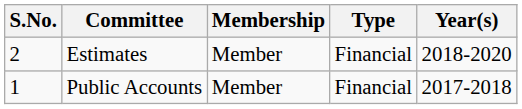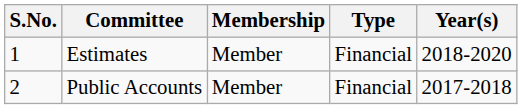(15, 53) 2 -> (15, 53) 1
(15, 86) 1 -> (15, 86) 2
